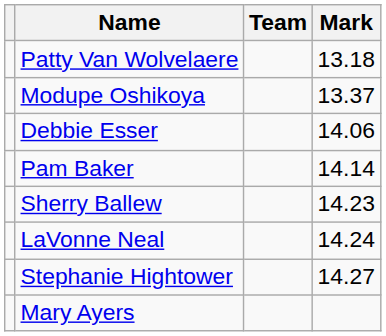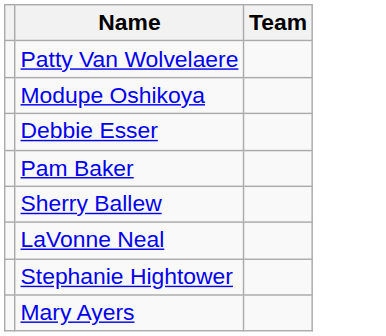- column: (346, 22)
